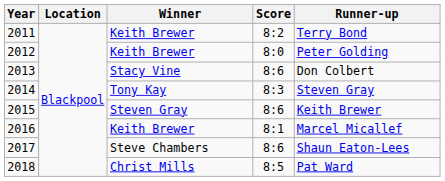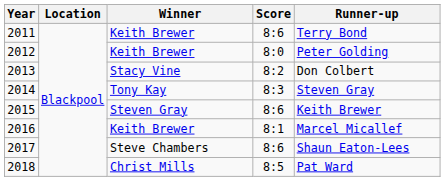(274, 33) 8:2 -> (274, 33) 8:6
(274, 71) 8:6 -> (274, 71) 8:2
